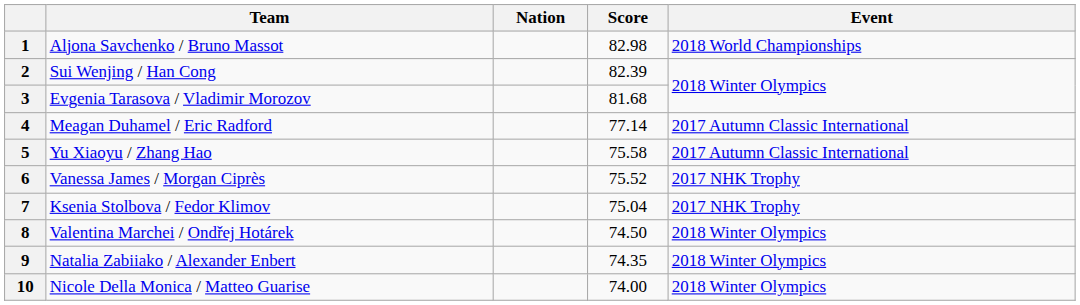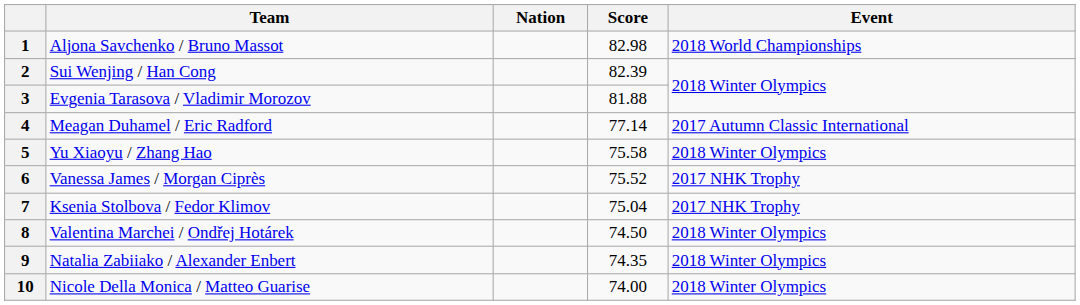(628, 98) 81.68 -> (628, 98) 81.88
(790, 152) 2017 Autumn Classic International -> (749, 152) 2018 Winter Olympics
